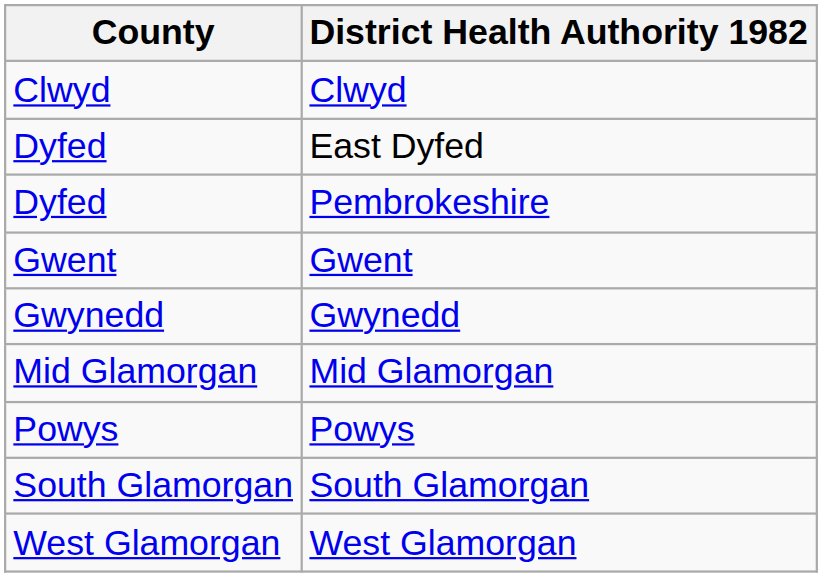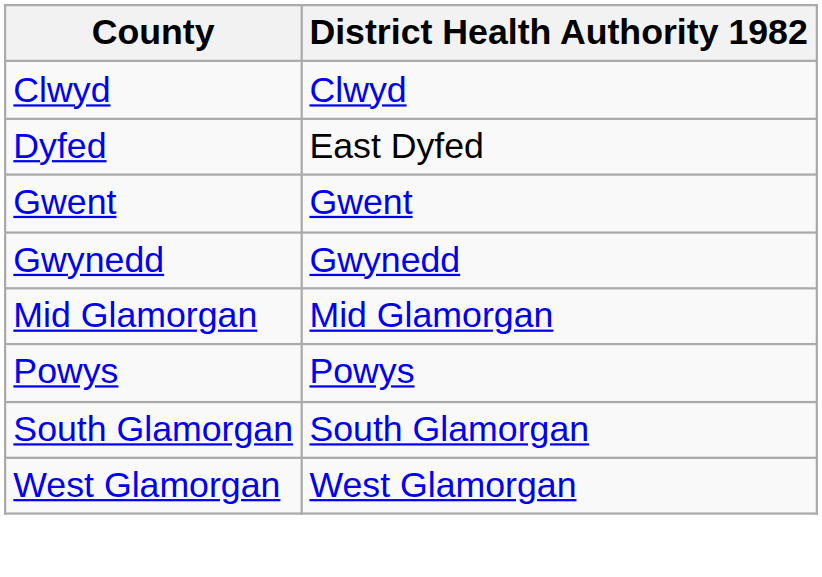- row: (429, 202)
